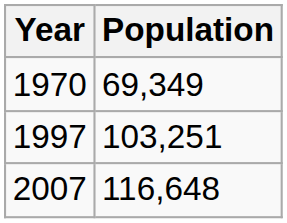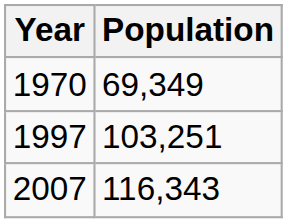(161, 189) 116,648 -> (161, 189) 116,343
